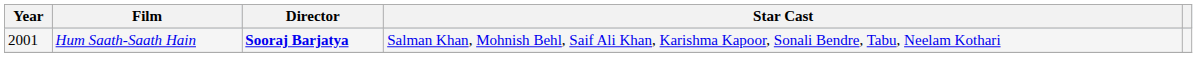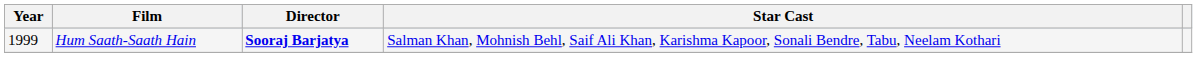(23, 40) 2001 -> (23, 40) 1999
